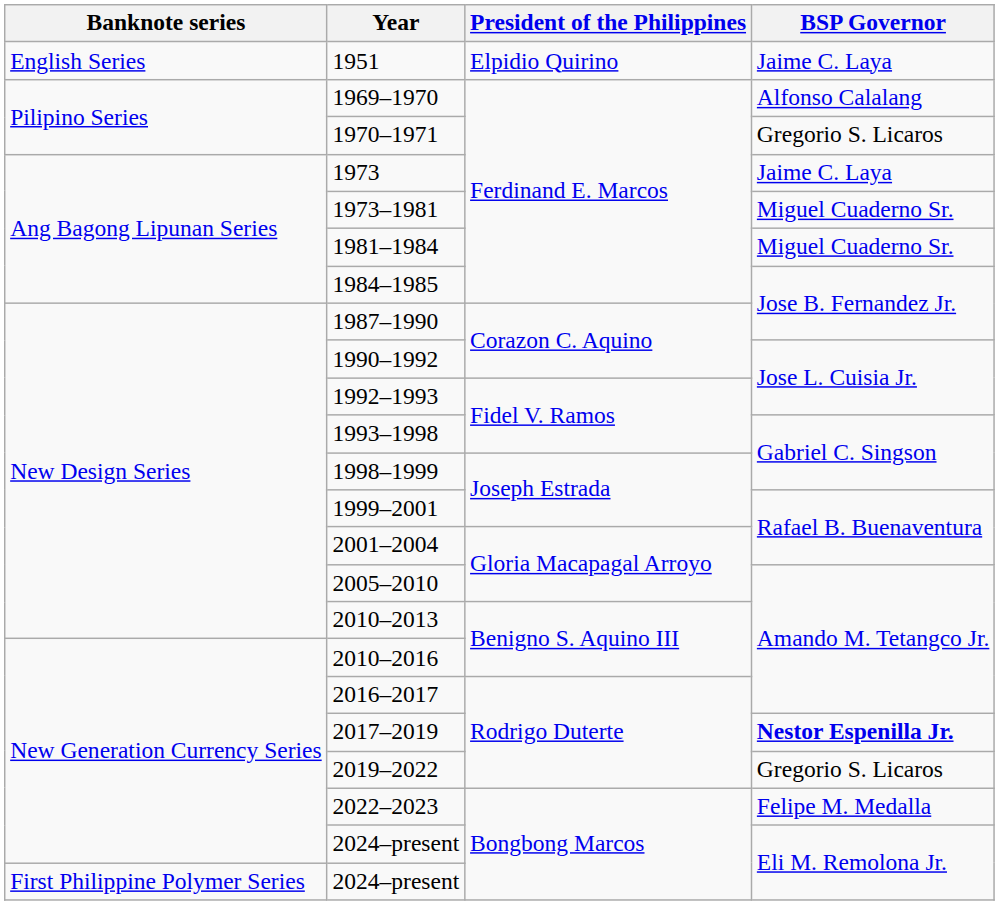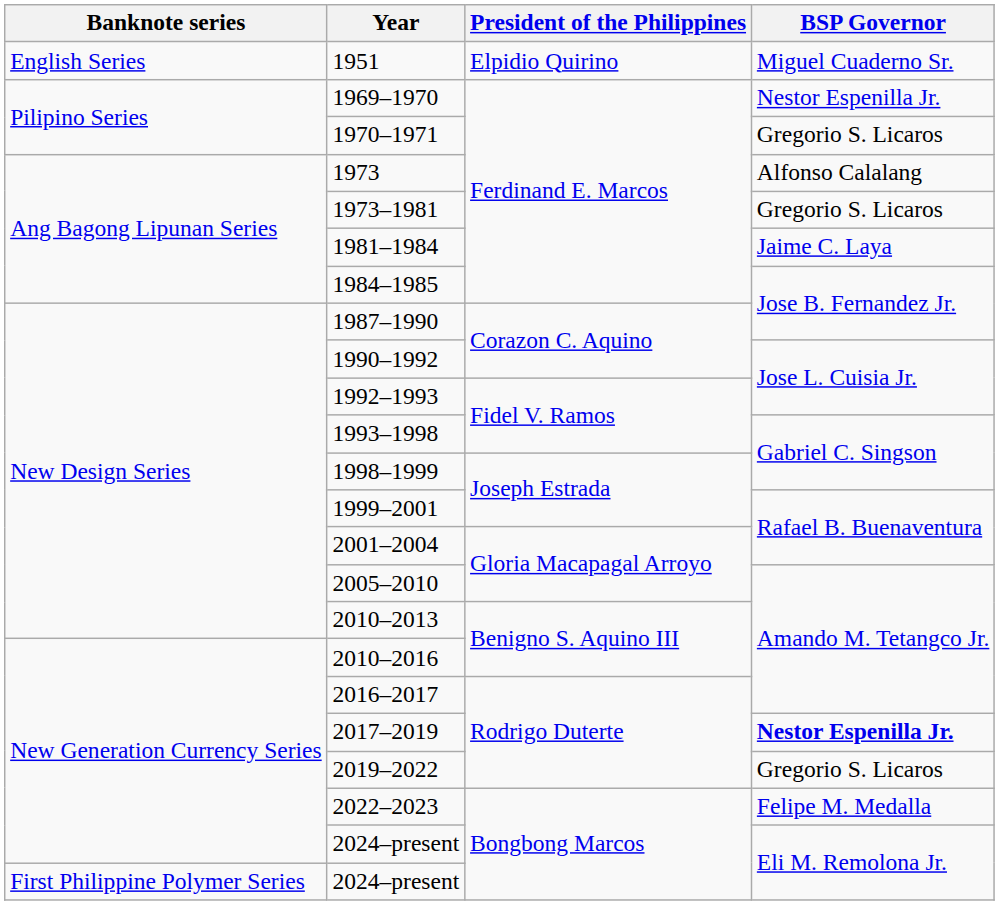(824, 60) Jaime C. Laya -> (855, 60) Miguel Cuaderno Sr.
(839, 97) Alfonso Calalang -> (849, 97) Nestor Espenilla Jr.
(824, 172) Jaime C. Laya -> (839, 172) Alfonso Calalang
(855, 209) Miguel Cuaderno Sr. -> (850, 209) Gregorio S. Licaros
(855, 246) Miguel Cuaderno Sr. -> (824, 246) Jaime C. Laya
